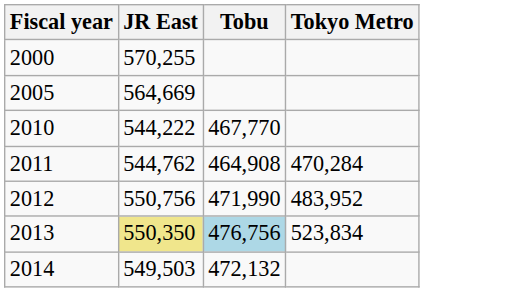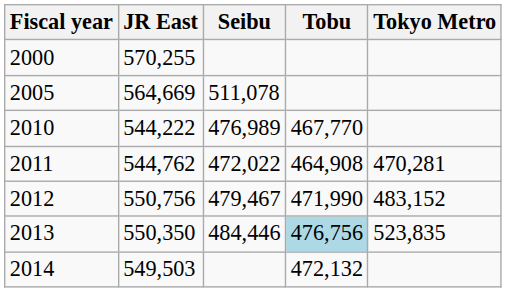+ column: (244, 22)
(327, 163) 470,284 -> (409, 163) 470,281
(327, 198) 483,952 -> (409, 198) 483,152
(159, 233) khaki background -> (159, 233) no background
(327, 233) 523,834 -> (409, 233) 523,835
